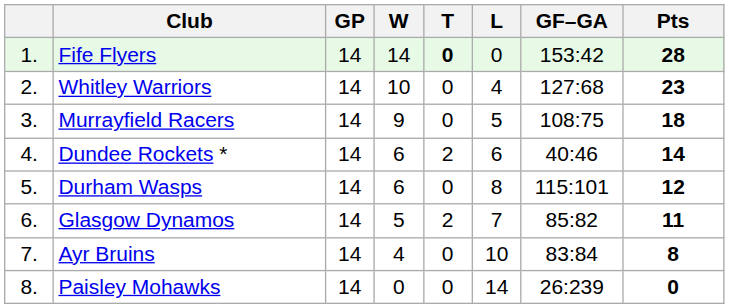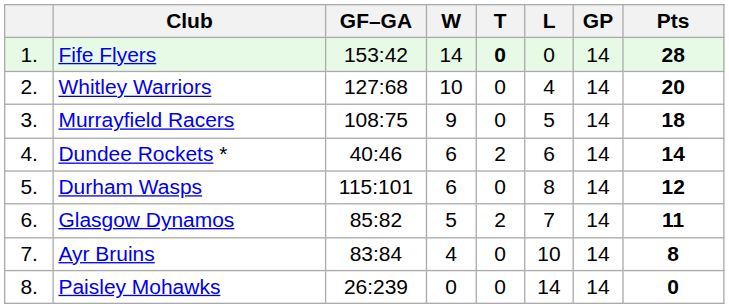columns swapped: (350, 21) <-> (572, 21)
(673, 87) 23 -> (673, 87) 20
